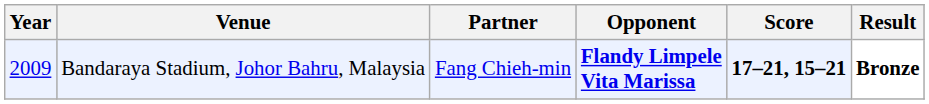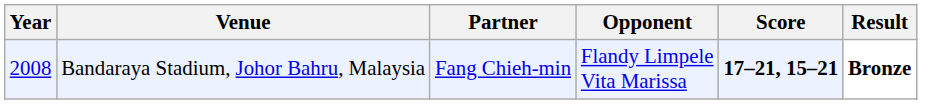(30, 68) 2009 -> (30, 68) 2008
(651, 68) bold -> (647, 68) normal
